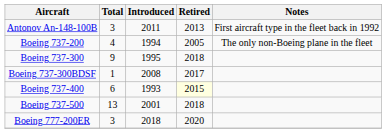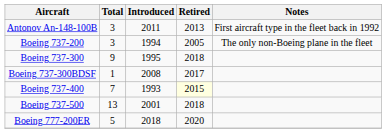(112, 43) 4 -> (112, 43) 3
(112, 89) 6 -> (112, 89) 7
(112, 120) 3 -> (112, 120) 5
